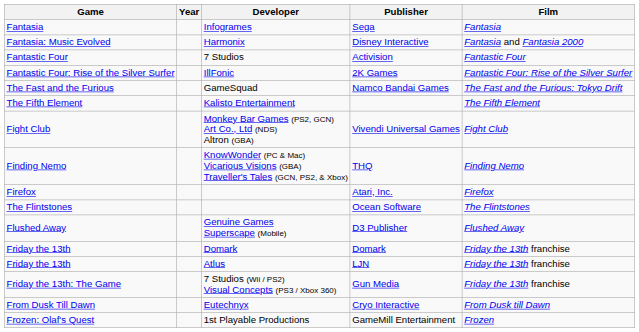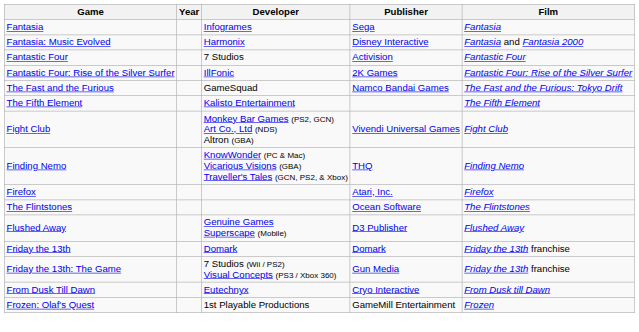- row: (361, 264)
